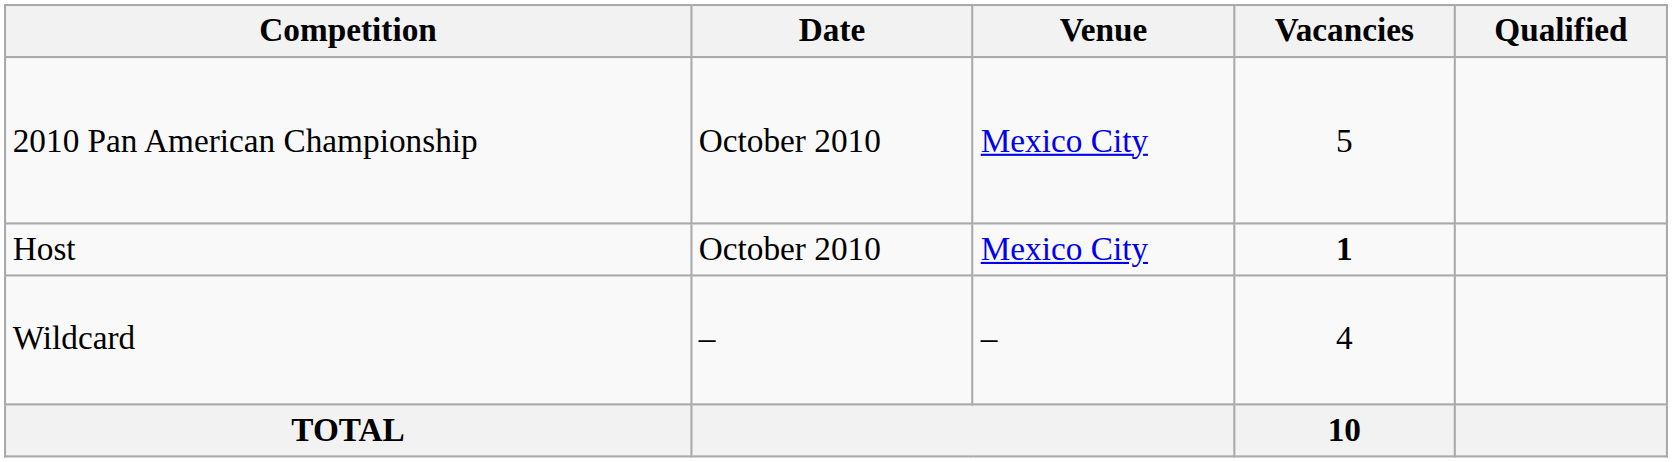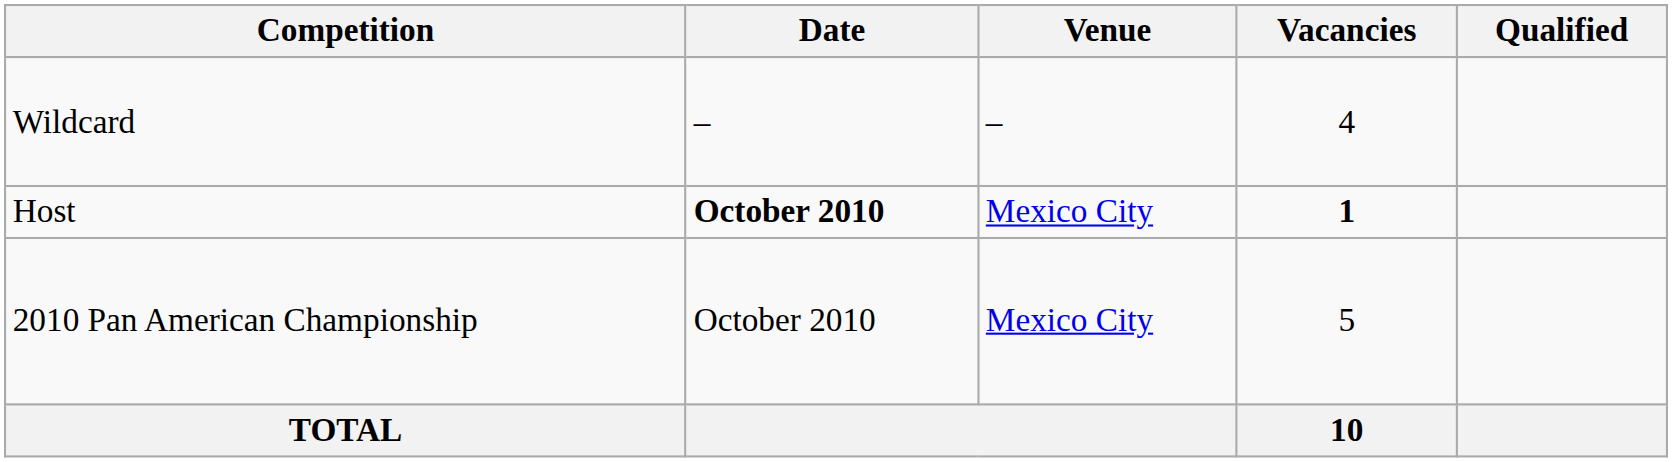rows swapped: (245, 139) <-> (74, 338)
(790, 248) normal -> (789, 211) bold
